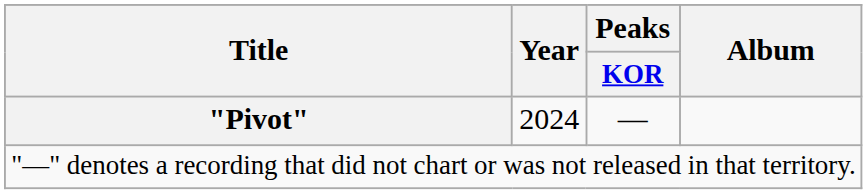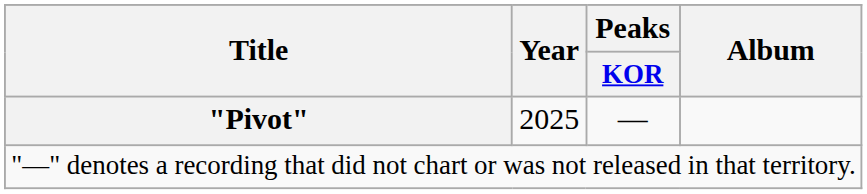(549, 120) 2024 -> (549, 120) 2025
